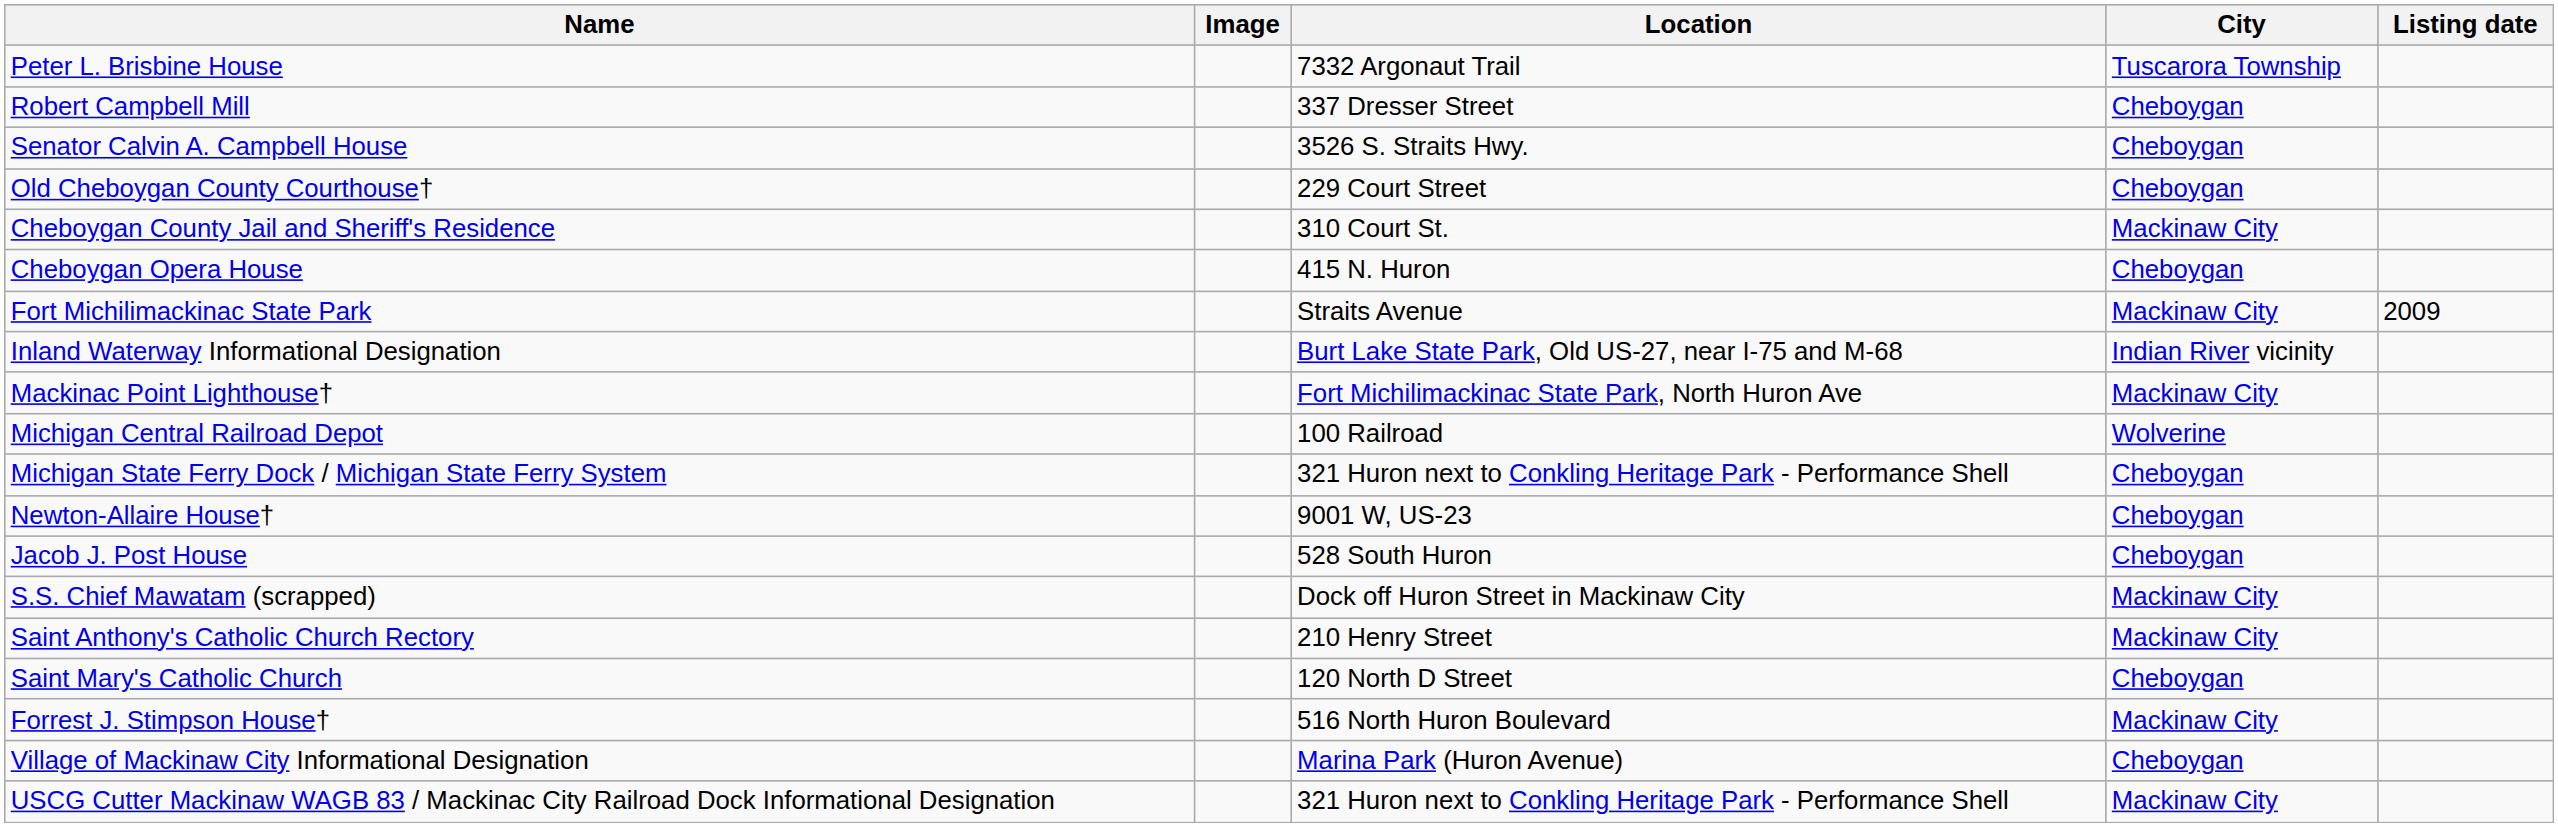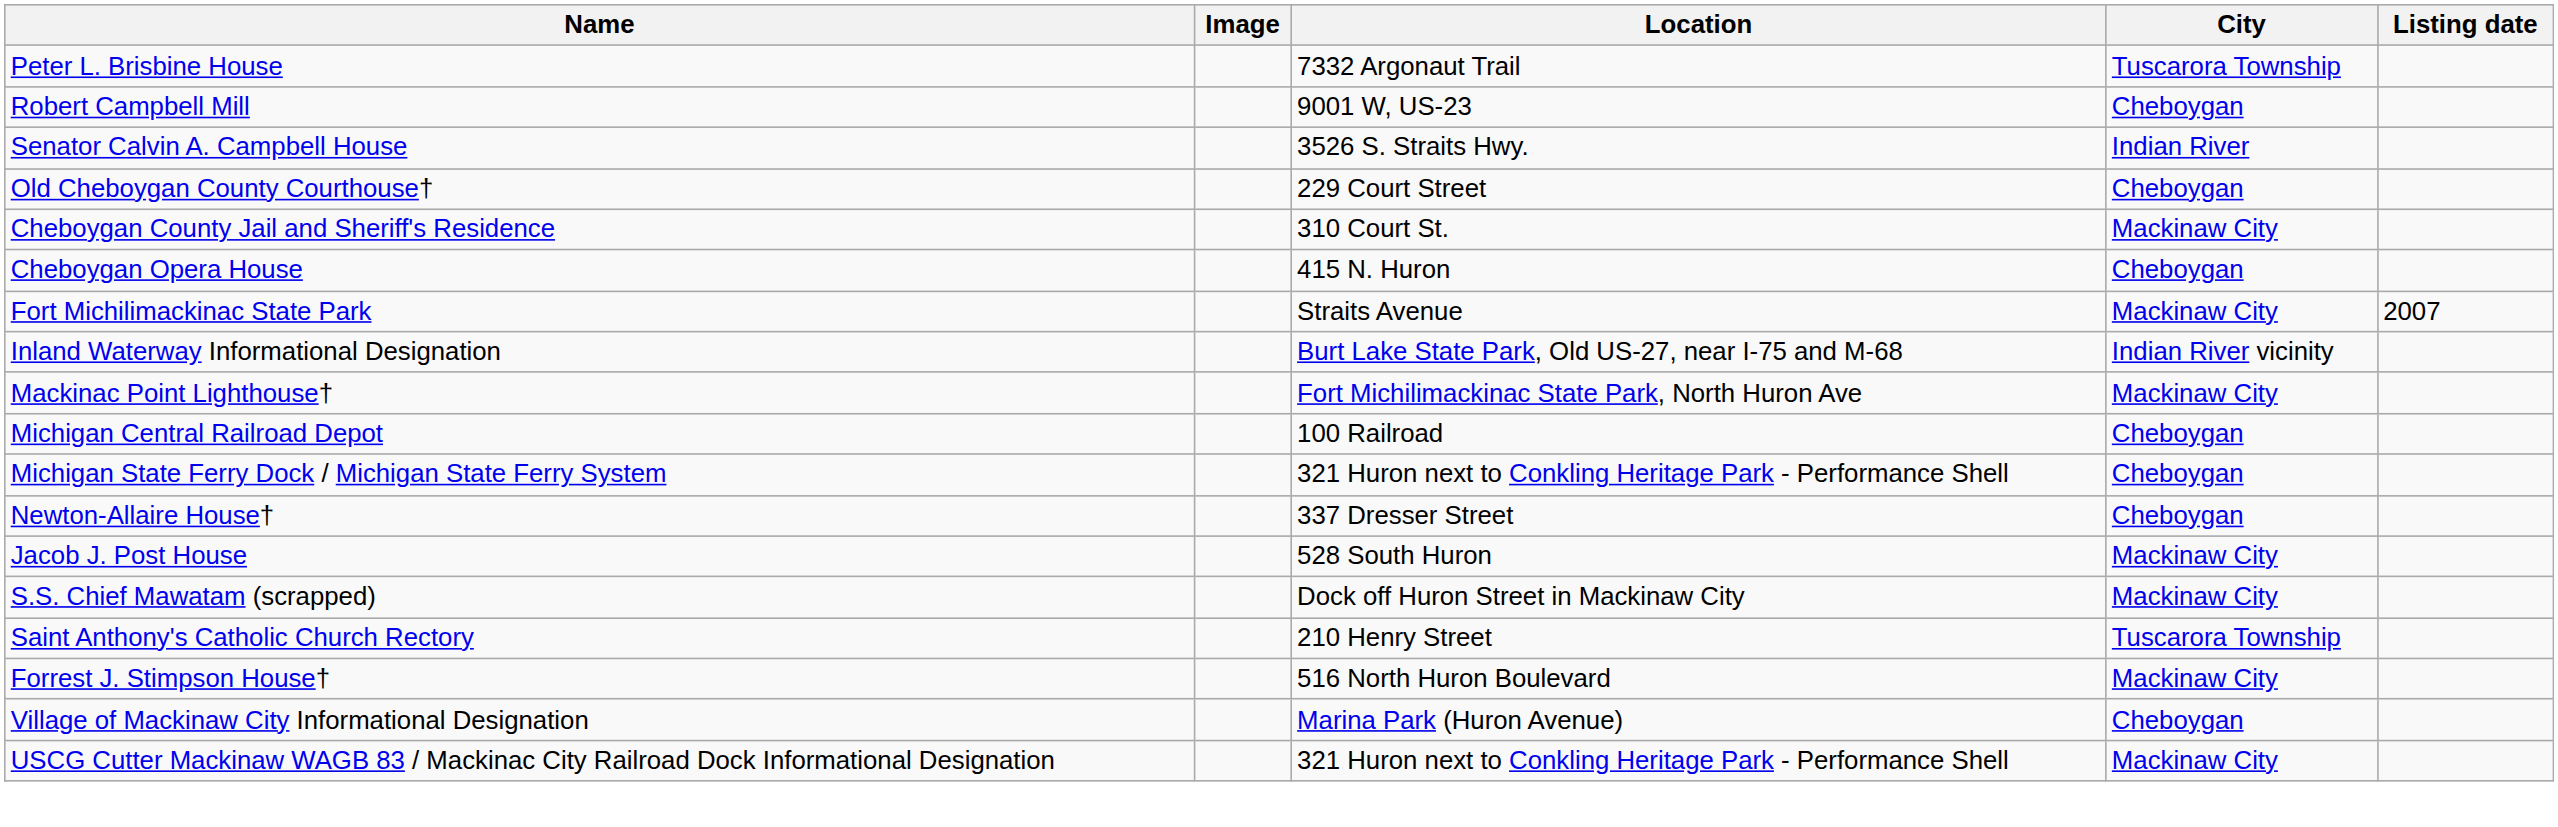(1405, 106) 337 Dresser Street -> (1384, 106) 9001 W, US-23
(2178, 147) Cheboygan -> (2181, 147) Indian River
(2412, 310) 2009 -> (2412, 310) 2007
(2169, 433) Wolverine -> (2178, 433) Cheboygan
(1384, 515) 9001 W, US-23 -> (1405, 515) 337 Dresser Street
(2178, 556) Cheboygan -> (2195, 556) Mackinaw City
(2195, 637) Mackinaw City -> (2226, 637) Tuscarora Township
- row: (176, 678)
